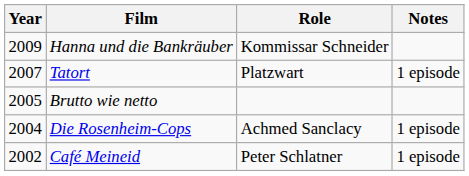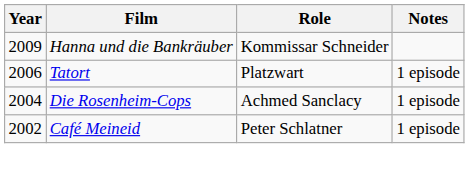(25, 73) 2007 -> (25, 73) 2006
- row: (103, 101)
